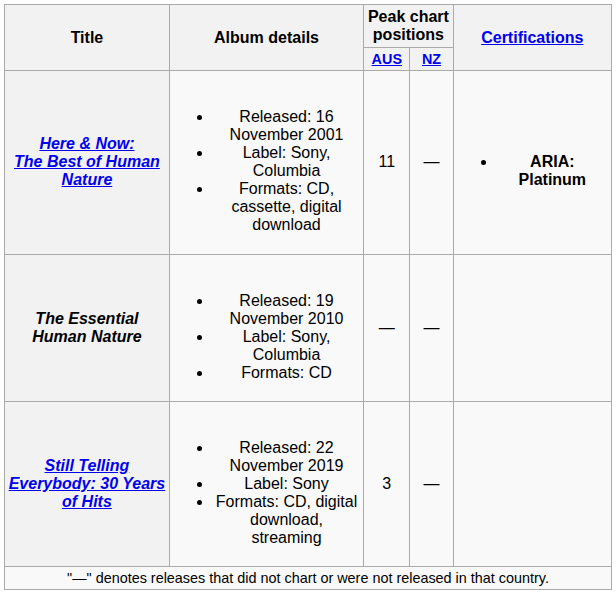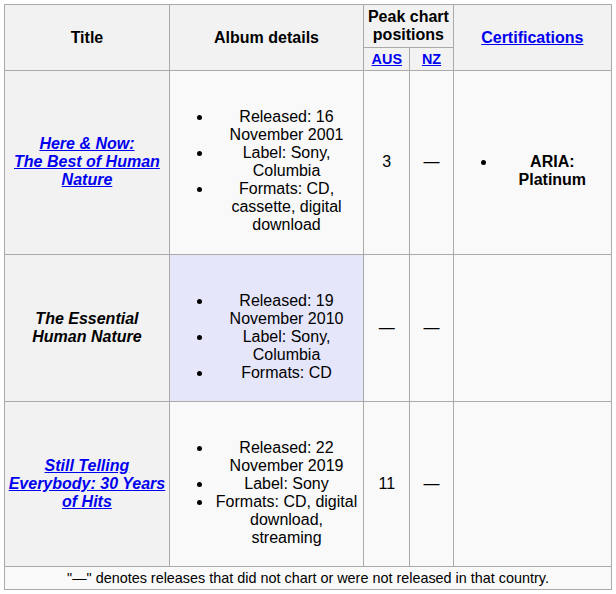(387, 162) 11 -> (387, 162) 3
(267, 337) no background -> (267, 337) lavender background
(387, 484) 3 -> (387, 484) 11
